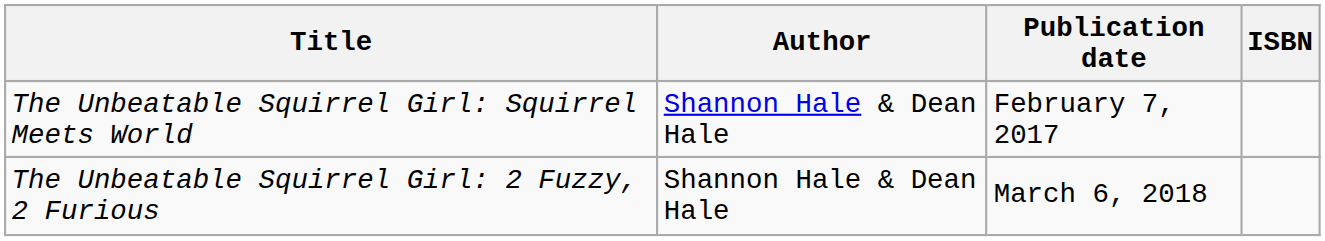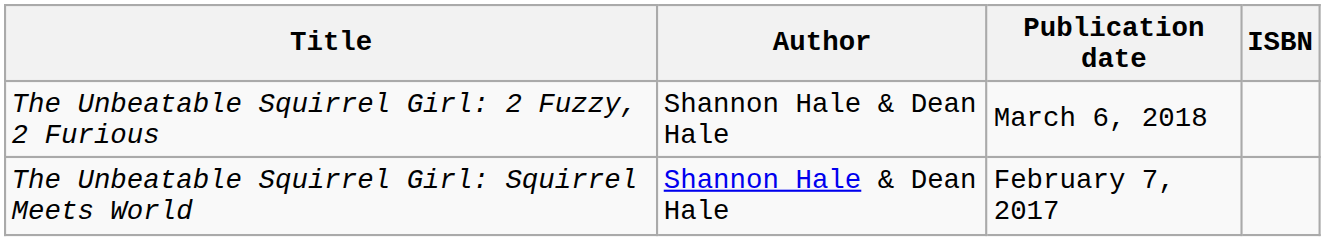rows swapped: (324, 120) <-> (324, 196)
